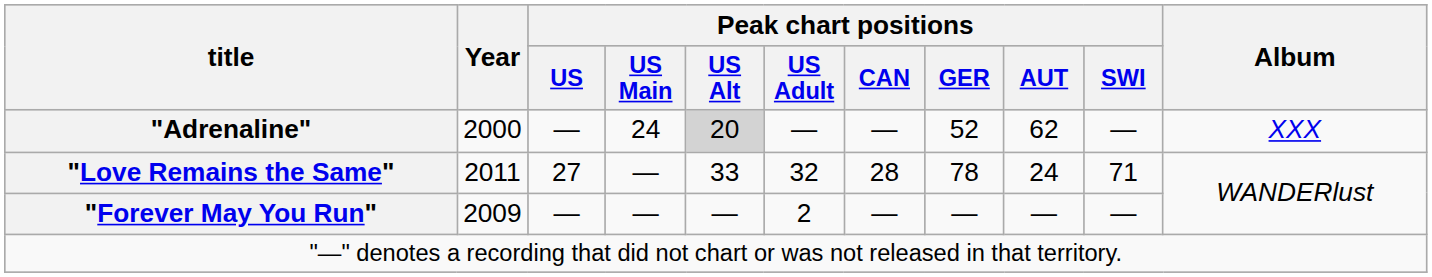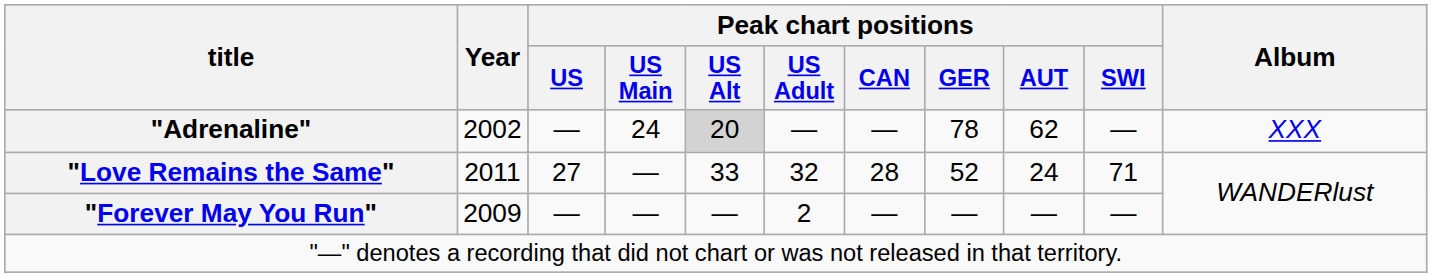(492, 130) 2000 -> (492, 130) 2002
(964, 130) 52 -> (964, 130) 78
(964, 172) 78 -> (964, 172) 52
